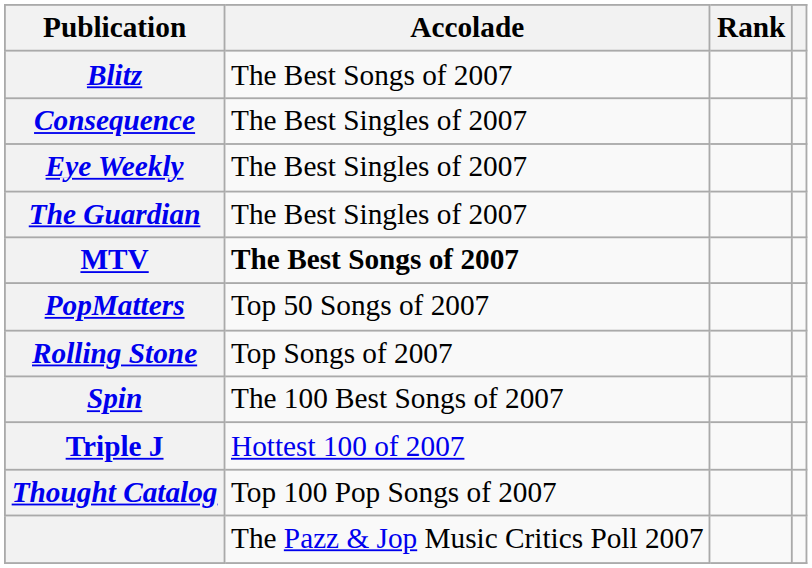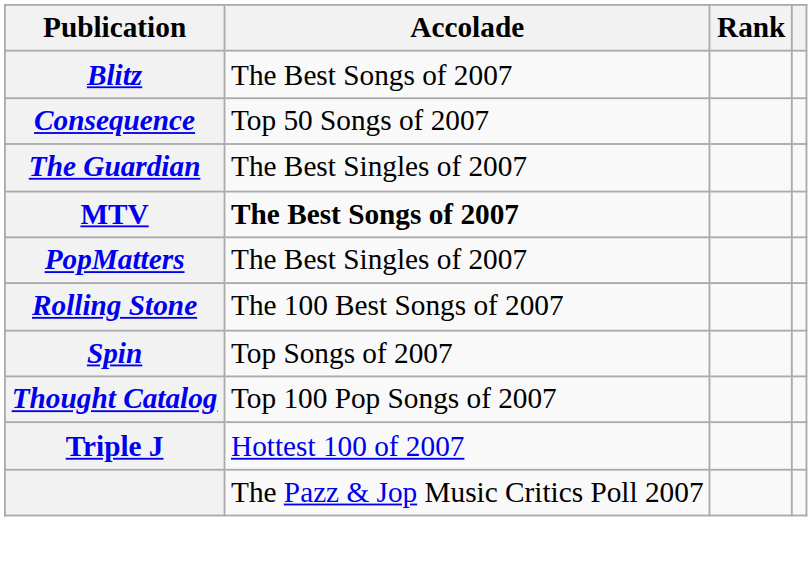(379, 120) The Best Singles of 2007 -> (360, 120) Top 50 Songs of 2007
- row: (115, 167)
(360, 306) Top 50 Songs of 2007 -> (379, 259) The Best Singles of 2007
(342, 352) Top Songs of 2007 -> (397, 306) The 100 Best Songs of 2007
(397, 399) The 100 Best Songs of 2007 -> (342, 352) Top Songs of 2007
rows swapped: (115, 492) <-> (115, 445)
